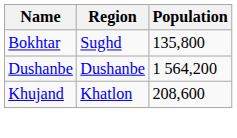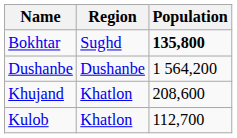(179, 42) normal -> (179, 42) bold
+ row: (28, 119)
